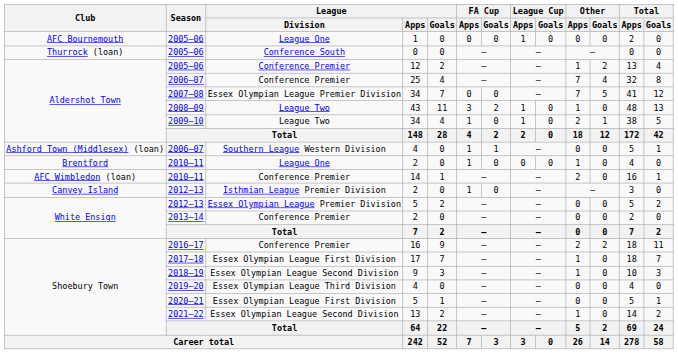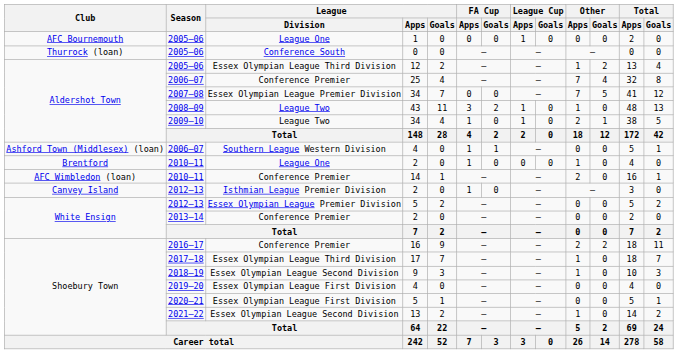(304, 66) Conference Premier -> (304, 66) Essex Olympian League Third Division
(304, 259) Essex Olympian League First Division -> (304, 259) Essex Olympian League Third Division
(304, 287) Essex Olympian League Third Division -> (304, 287) Essex Olympian League First Division
